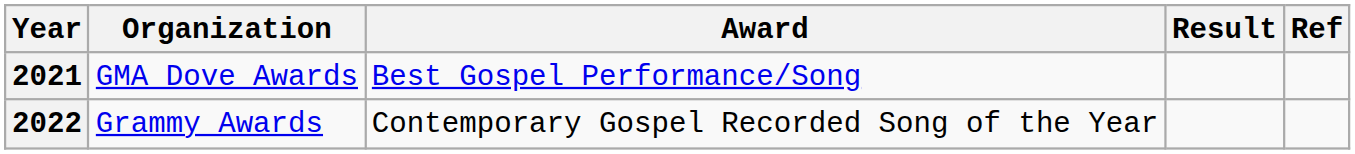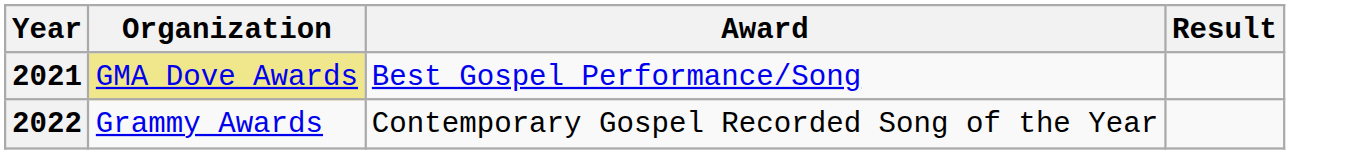- column: (1317, 29)
(227, 76) no background -> (227, 76) khaki background
